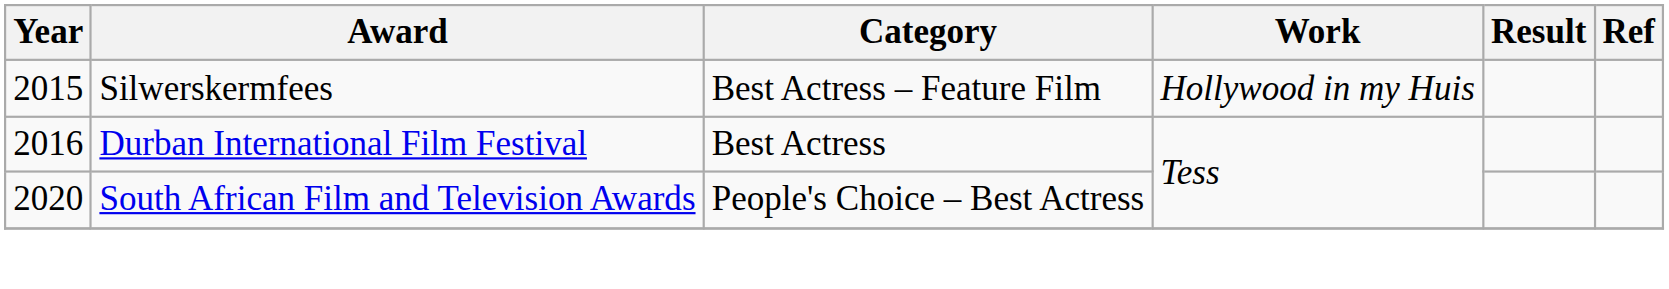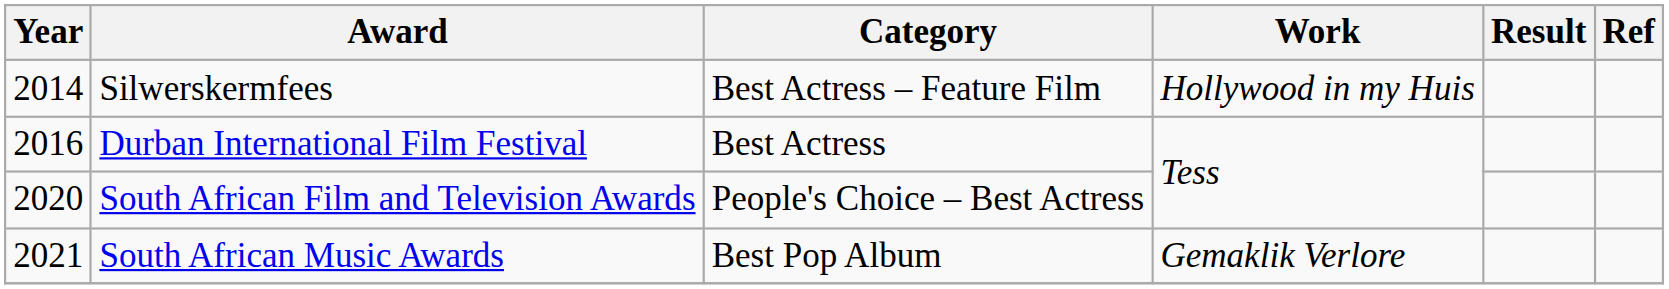(48, 87) 2015 -> (48, 87) 2014
+ row: (302, 254)
